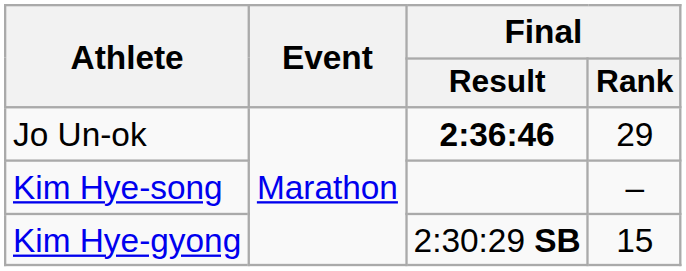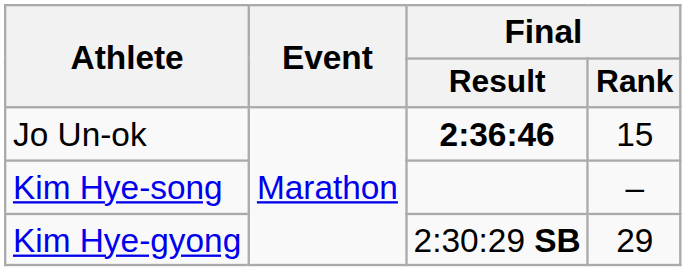(635, 135) 29 -> (635, 135) 15
(635, 240) 15 -> (635, 240) 29
